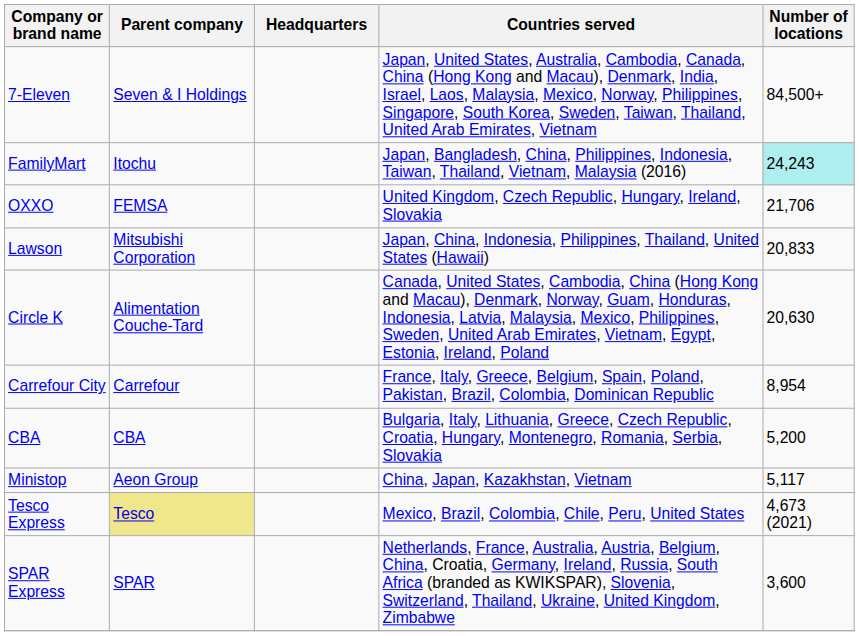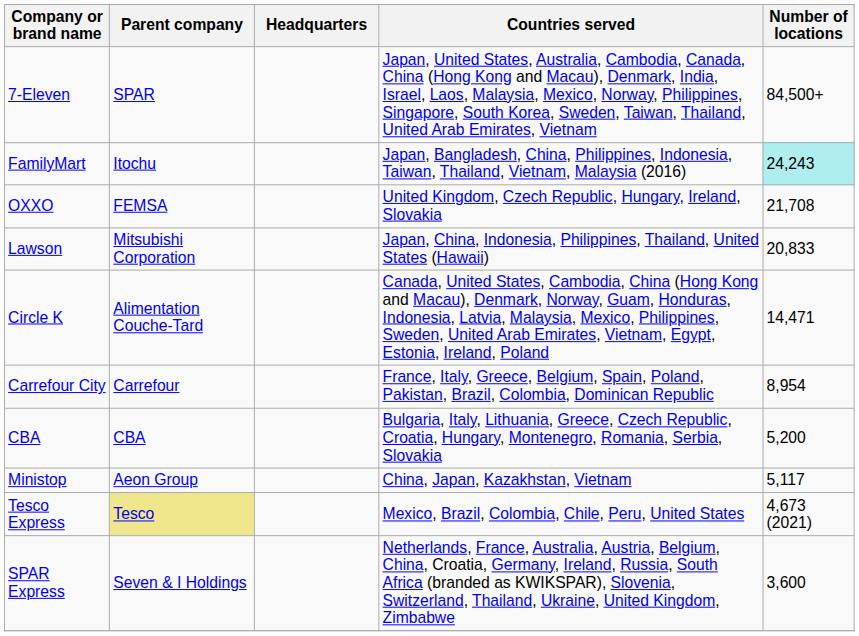(180, 94) Seven & I Holdings -> (134, 94) SPAR
(791, 206) 21,706 -> (791, 206) 21,708
(791, 317) 20,630 -> (791, 317) 14,471
(134, 583) SPAR -> (180, 583) Seven & I Holdings
